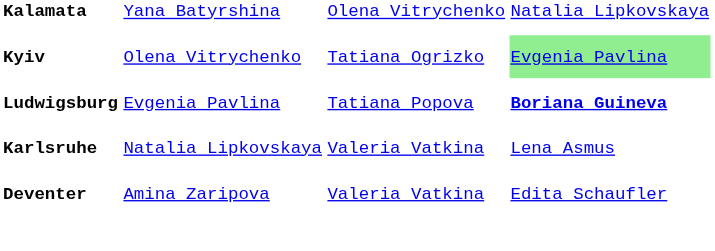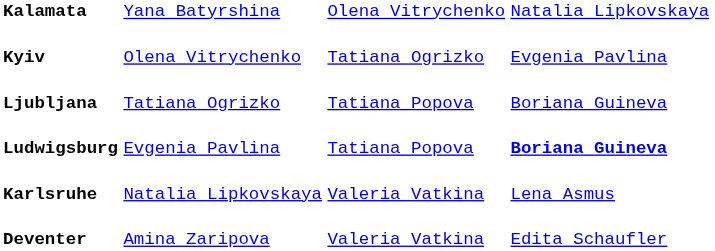(589, 57) lightgreen background -> (589, 57) no background
+ row: (50, 102)
